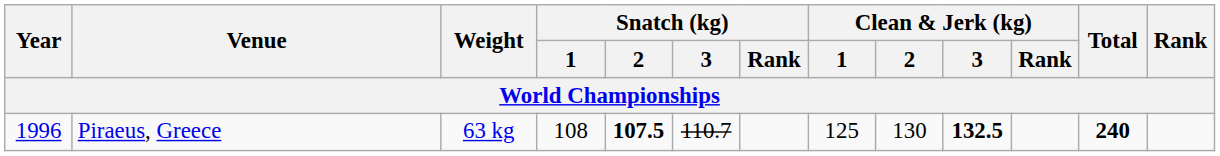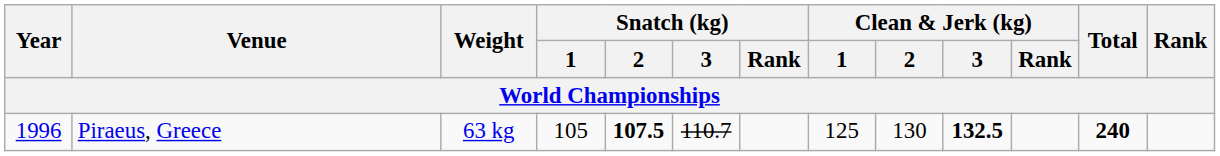(571, 131) 108 -> (571, 131) 105
